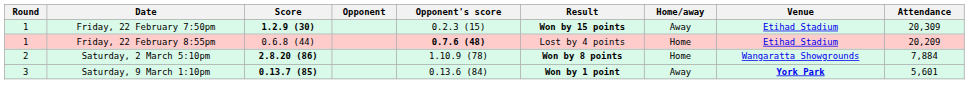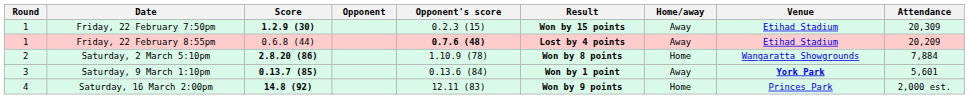(582, 41) normal -> (582, 41) bold
(680, 41) Home -> (680, 41) Away
+ row: (146, 86)
